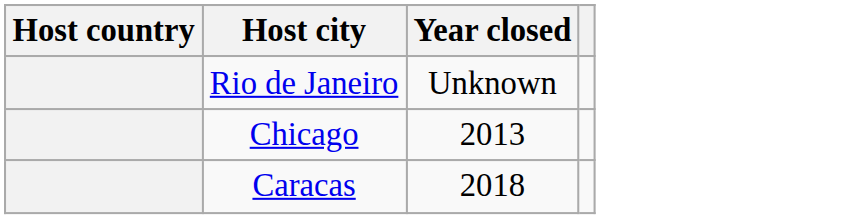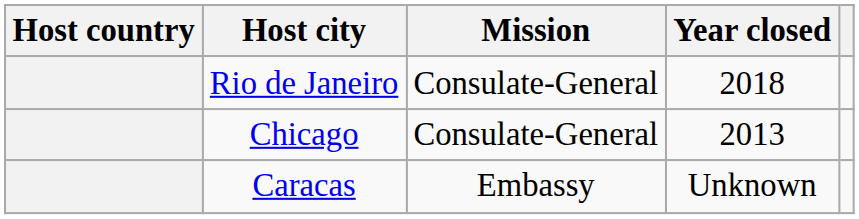+ column: (536, 30)
(492, 82) Unknown -> (752, 82) 2018
(492, 185) 2018 -> (752, 185) Unknown
